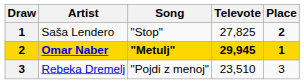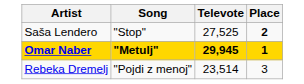- column: (22, 13)
(238, 32) 27,825 -> (221, 32) 27,525
(238, 69) 23,510 -> (221, 69) 23,514
